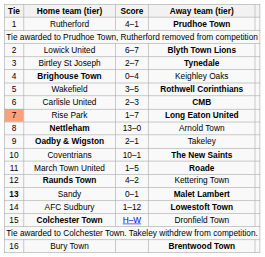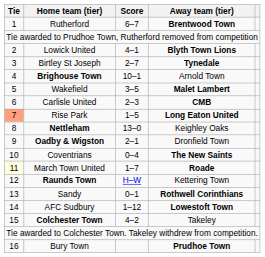(132, 24) 4–1 -> (132, 24) 6–7
(202, 24) Prudhoe Town -> (202, 24) Brentwood Town
(132, 50) 6–7 -> (132, 50) 4–1
(132, 76) 0–4 -> (132, 76) 10–1
(202, 76) Keighley Oaks -> (202, 76) Arnold Town
(202, 89) Rothwell Corinthians -> (202, 89) Malet Lambert
(132, 115) 1–7 -> (132, 115) 1–5
(202, 128) Arnold Town -> (202, 128) Keighley Oaks
(202, 141) Takeley -> (202, 141) Dronfield Town
(132, 154) 10–1 -> (132, 154) 0–4
(14, 167) no background -> (14, 167) lightyellow background
(132, 167) 1–5 -> (132, 167) 1–7
(132, 180) 4–2 -> (132, 180) H–W
(14, 194) bold -> (14, 194) normal
(202, 194) Malet Lambert -> (202, 194) Rothwell Corinthians
(132, 220) H–W -> (132, 220) 4–2
(202, 220) Dronfield Town -> (202, 220) Takeley
(202, 246) Brentwood Town -> (202, 246) Prudhoe Town
